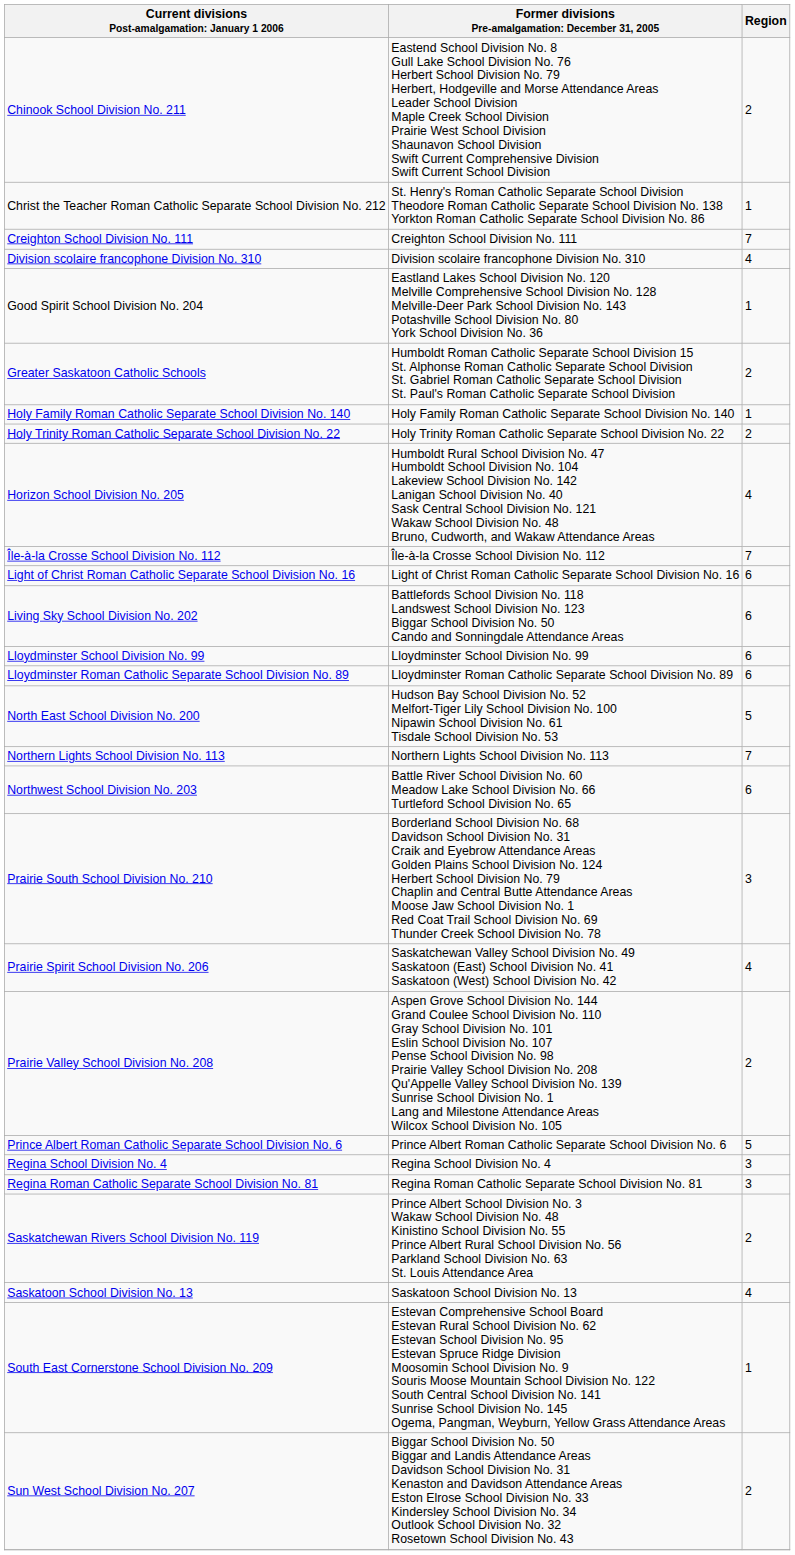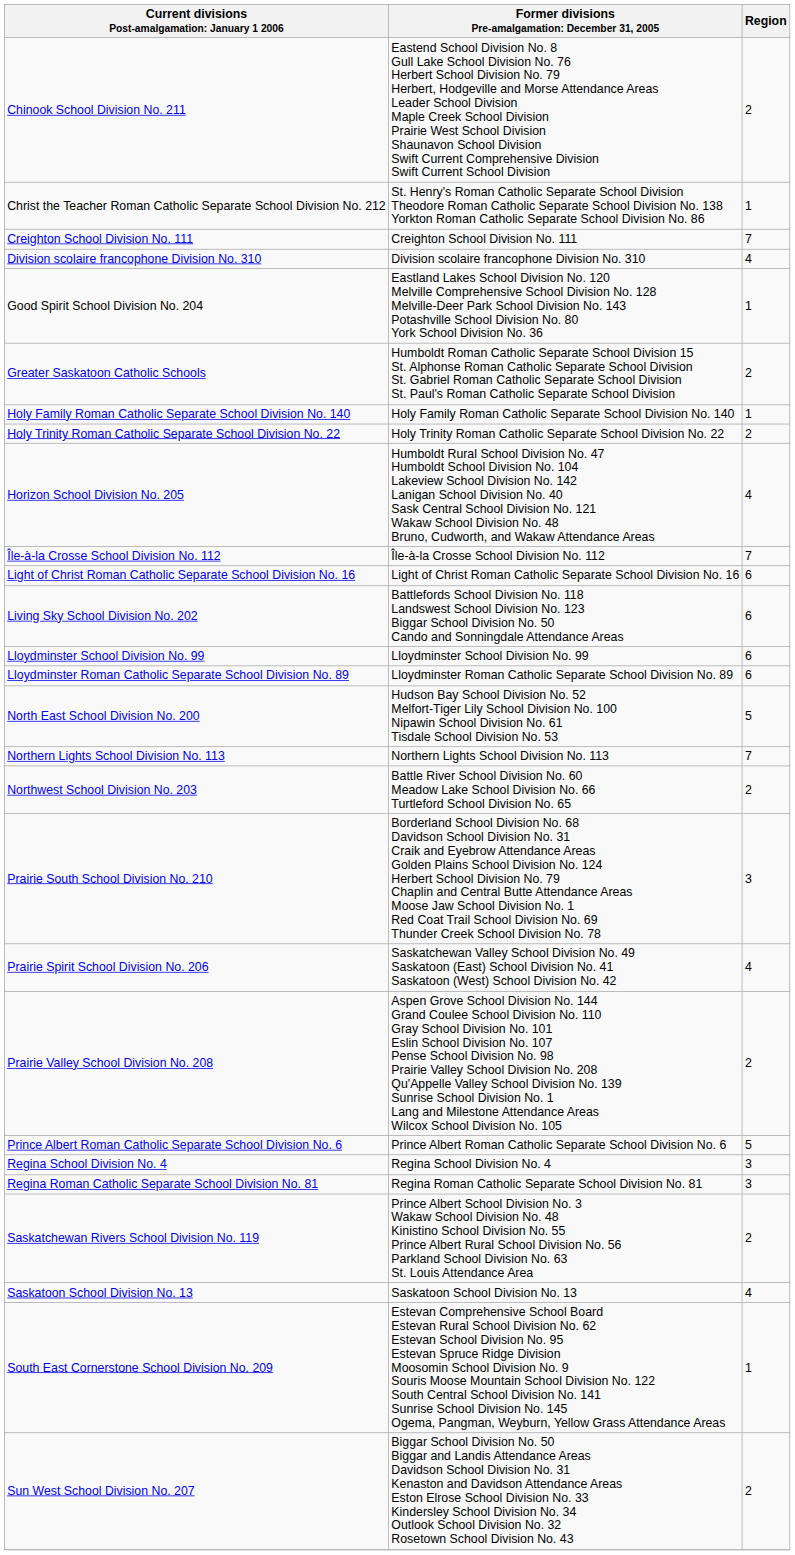(748, 789) 6 -> (748, 789) 2
